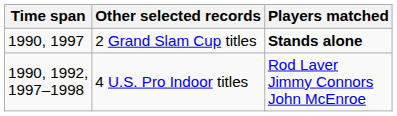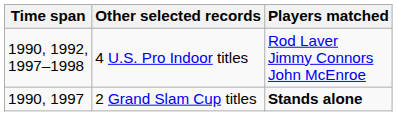rows swapped: (176, 40) <-> (172, 81)
